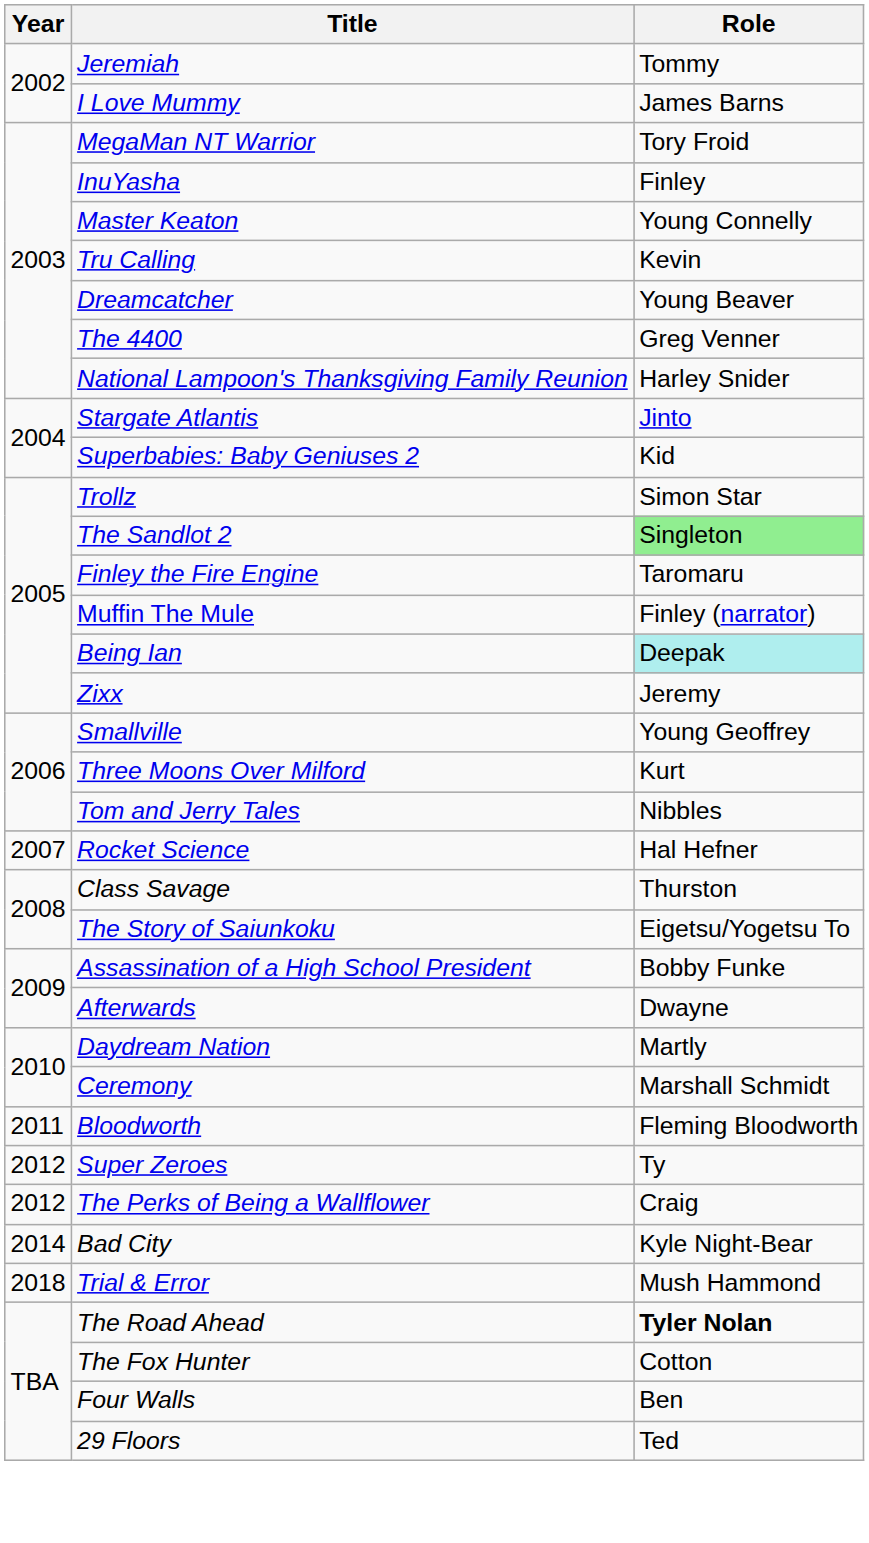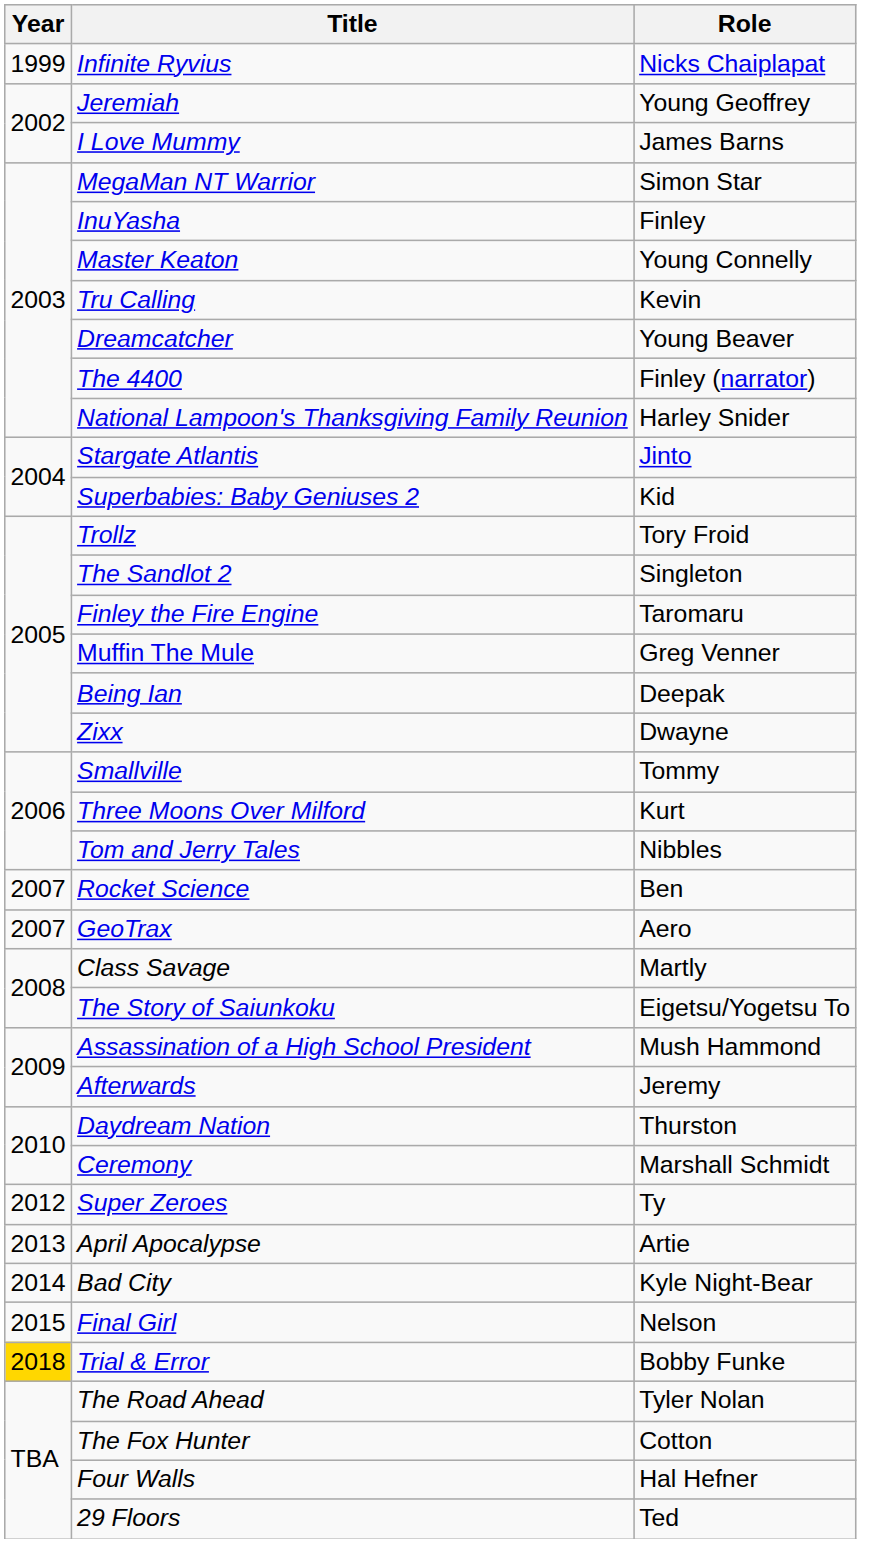+ row: (154, 63)
(679, 63) Tommy -> (725, 102) Young Geoffrey
(694, 142) Tory Froid -> (700, 181) Simon Star
(709, 338) Greg Venner -> (727, 378) Finley (narrator)
(700, 496) Simon Star -> (694, 535) Tory Froid
(691, 535) lightgreen background -> (691, 574) no background
(727, 614) Finley (narrator) -> (709, 653) Greg Venner
(682, 653) paleturquoise background -> (682, 692) no background
(680, 692) Jeremy -> (684, 732) Dwayne
(725, 732) Young Geoffrey -> (679, 771) Tommy
(698, 850) Hal Hefner -> (661, 889) Ben
+ row: (124, 928)
(688, 889) Thurston -> (673, 968) Martly
(712, 968) Bobby Funke -> (730, 1046) Mush Hammond
(684, 1007) Dwayne -> (680, 1086) Jeremy
(673, 1046) Martly -> (688, 1125) Thurston
- row: (139, 1125)
- row: (253, 1204)
+ row: (169, 1243)
+ row: (127, 1322)
(38, 1282) no background -> (38, 1361) gold background
(730, 1282) Mush Hammond -> (712, 1361) Bobby Funke
(706, 1322) bold -> (702, 1400) normal
(661, 1400) Ben -> (698, 1479) Hal Hefner
